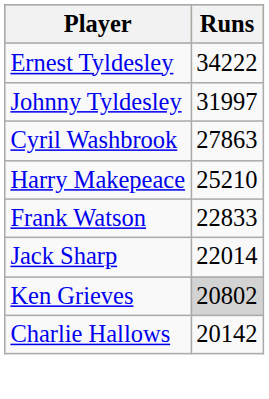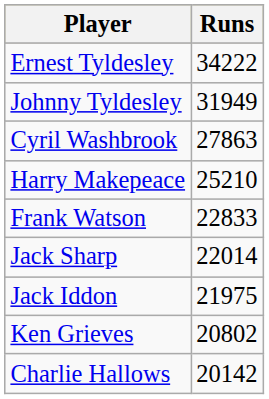(227, 101) 31997 -> (227, 101) 31949
+ row: (64, 295)
(227, 295) lightgrey background -> (227, 334) no background
